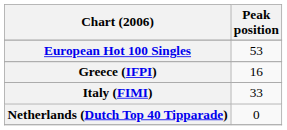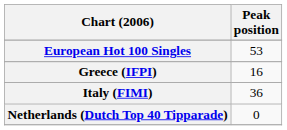(256, 93) 33 -> (256, 93) 36
